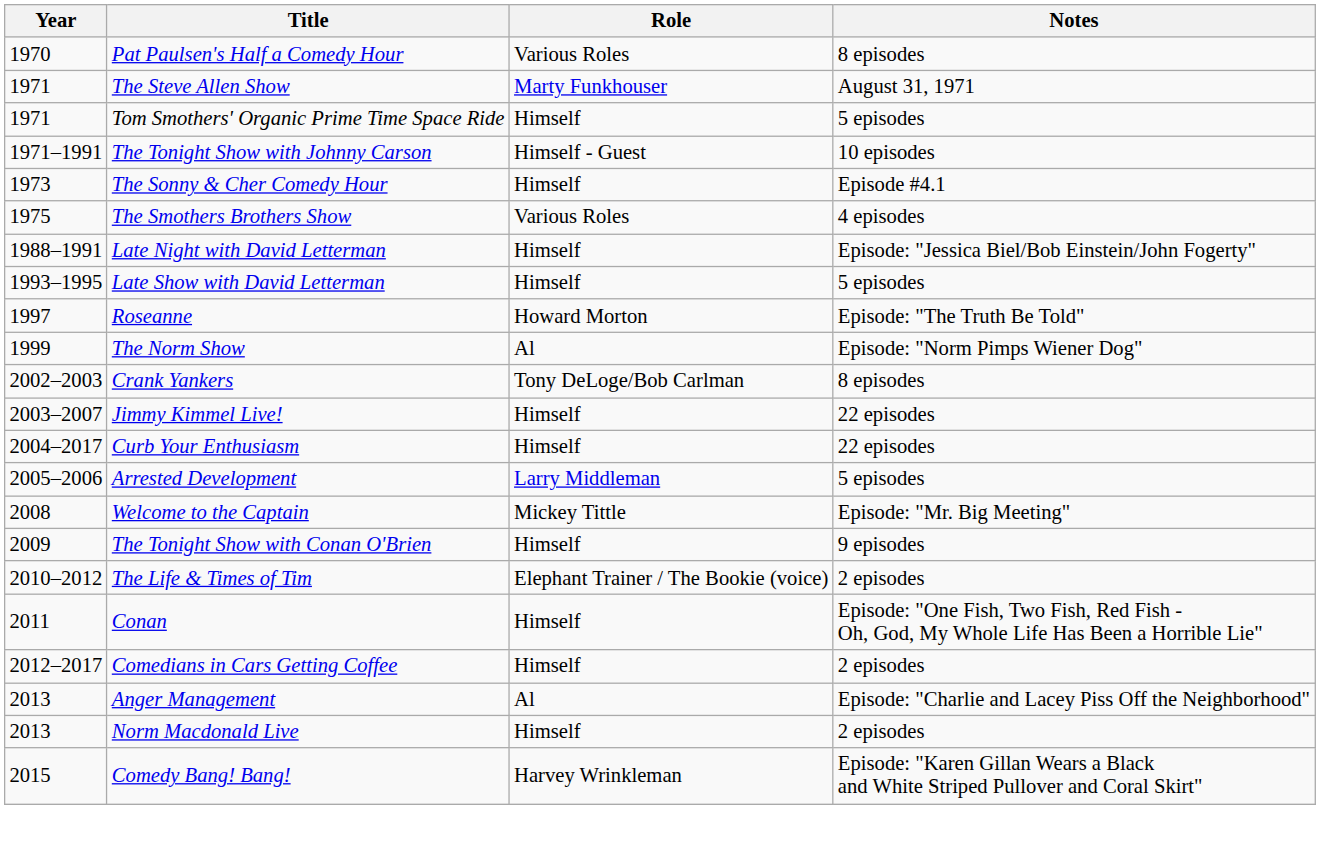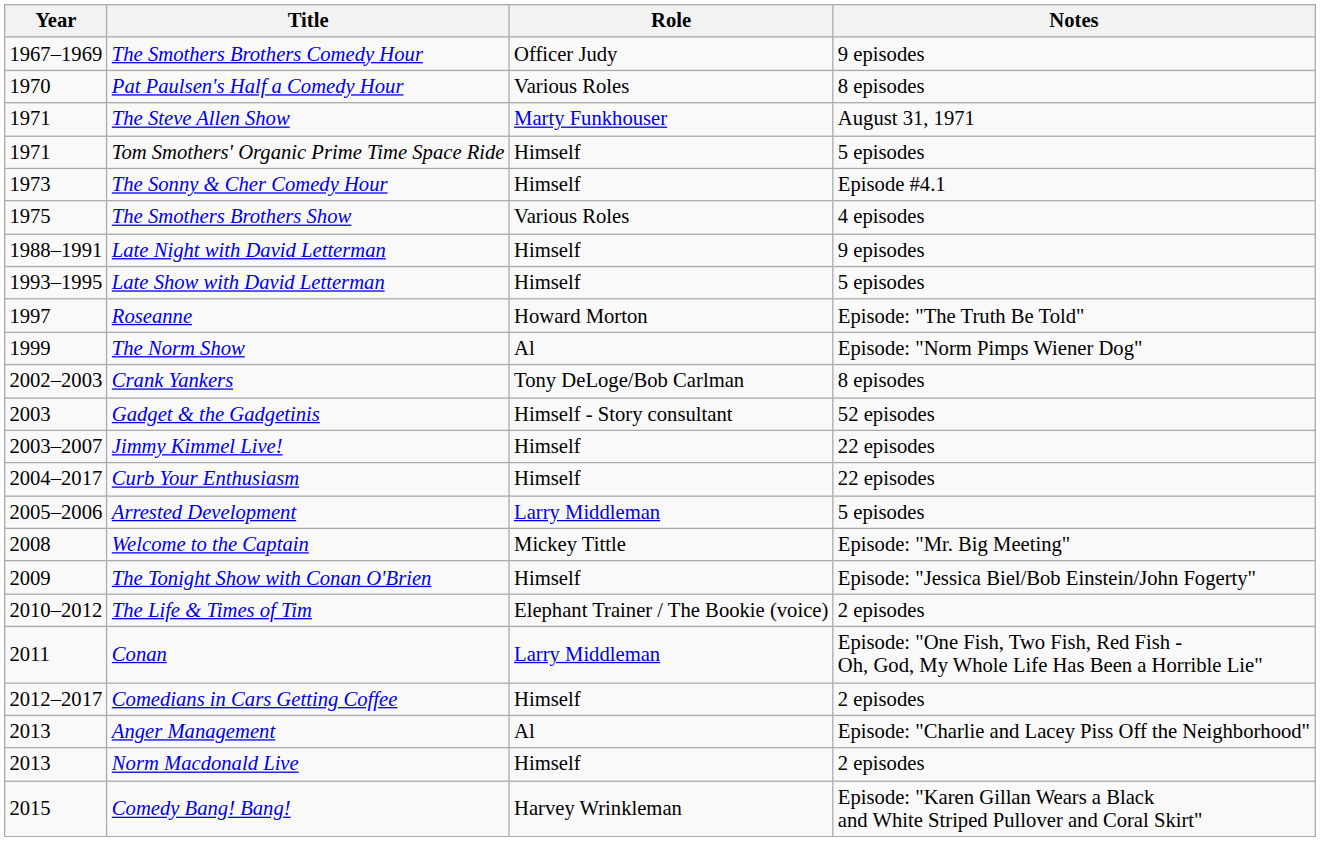+ row: (267, 53)
- row: (272, 151)
(1047, 250) Episode: "Jessica Biel/Bob Einstein/John Fogerty" -> (881, 250) 9 episodes
+ row: (216, 413)
(881, 544) 9 episodes -> (1047, 577) Episode: "Jessica Biel/Bob Einstein/John Fogerty"
(547, 621) Himself -> (587, 654) Larry Middleman
